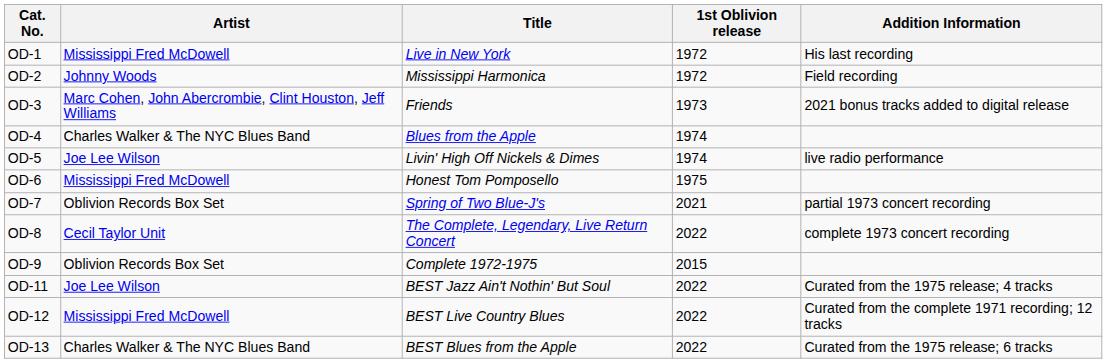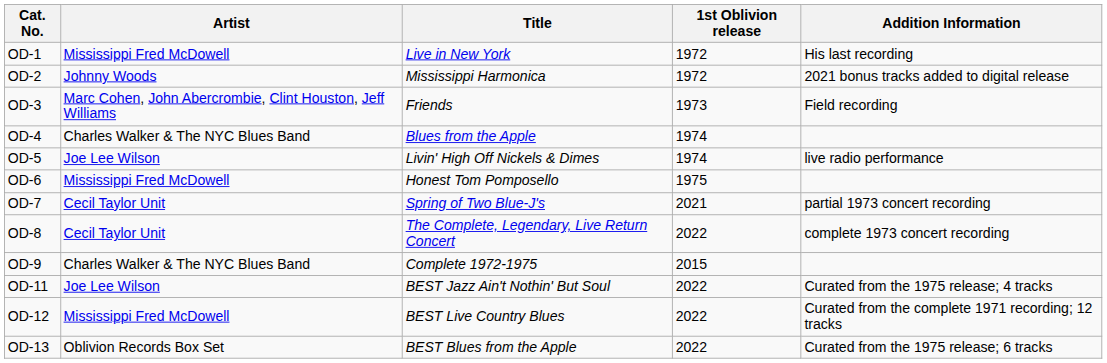(851, 76) Field recording -> (937, 76) 2021 bonus tracks added to digital release
(937, 106) 2021 bonus tracks added to digital release -> (851, 106) Field recording
(144, 203) Oblivion Records Box Set -> (114, 203) Cecil Taylor Unit
(144, 264) Oblivion Records Box Set -> (187, 264) Charles Walker & The NYC Blues Band
(187, 346) Charles Walker & The NYC Blues Band -> (144, 346) Oblivion Records Box Set
